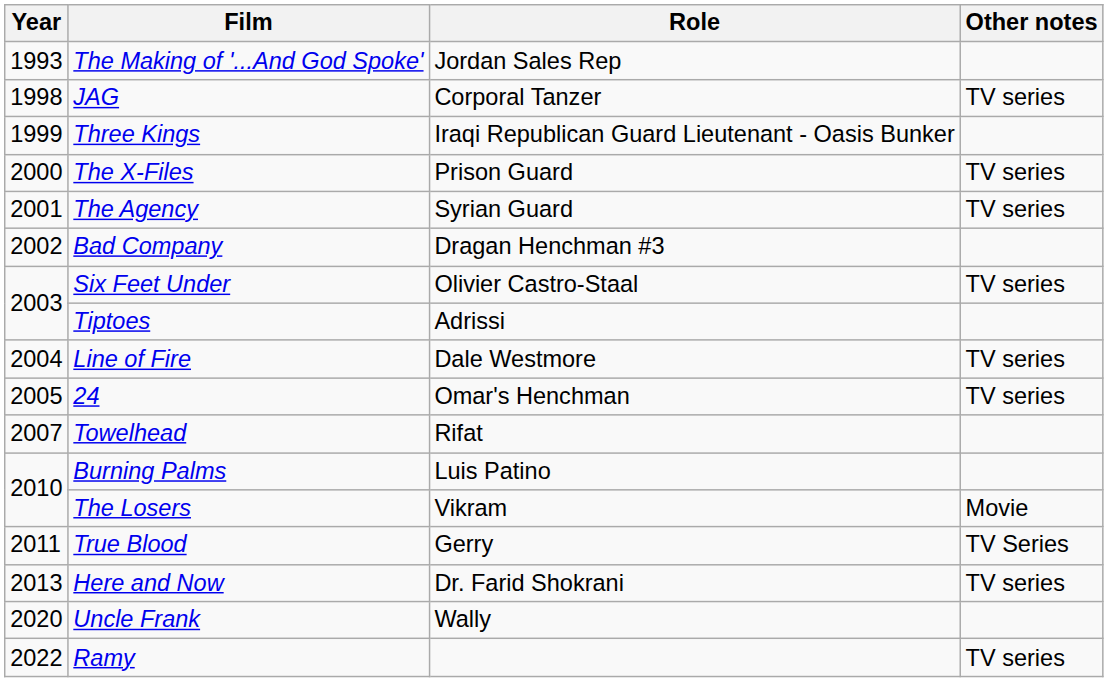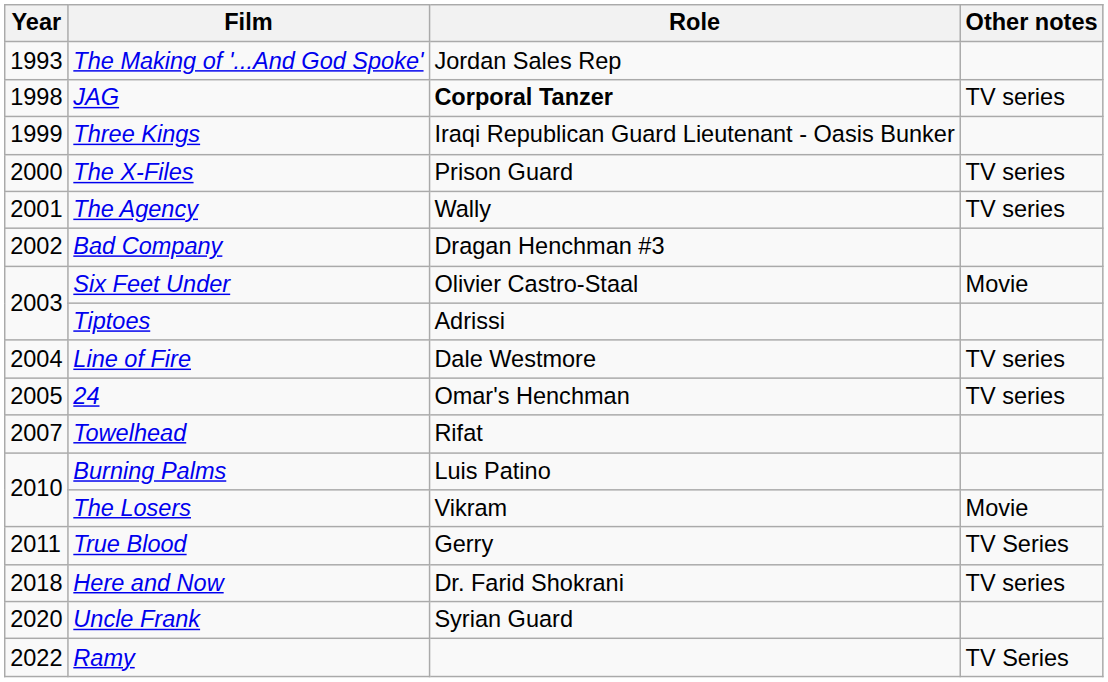(518, 97) normal -> (524, 97) bold
(504, 209) Syrian Guard -> (463, 209) Wally
(1015, 284) TV series -> (997, 284) Movie
(36, 582) 2013 -> (36, 582) 2018
(463, 619) Wally -> (504, 619) Syrian Guard
(1015, 657) TV series -> (1017, 657) TV Series
